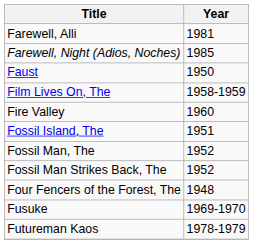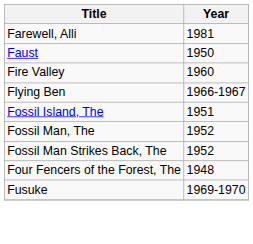- row: (94, 53)
- row: (59, 92)
+ row: (36, 92)
- row: (53, 229)
